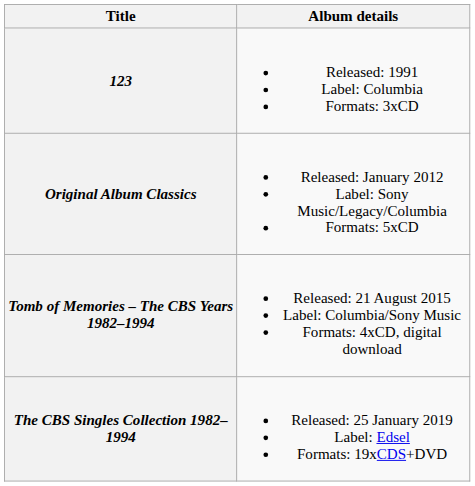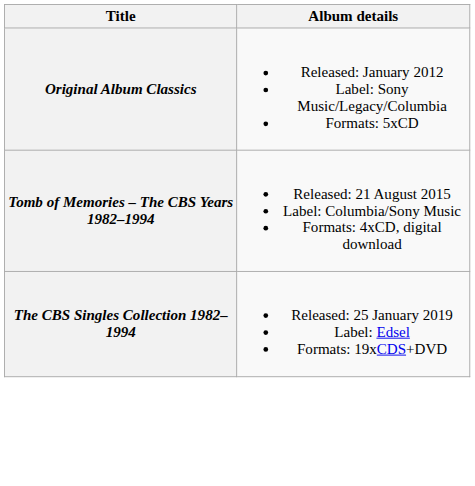- row: (121, 80)
